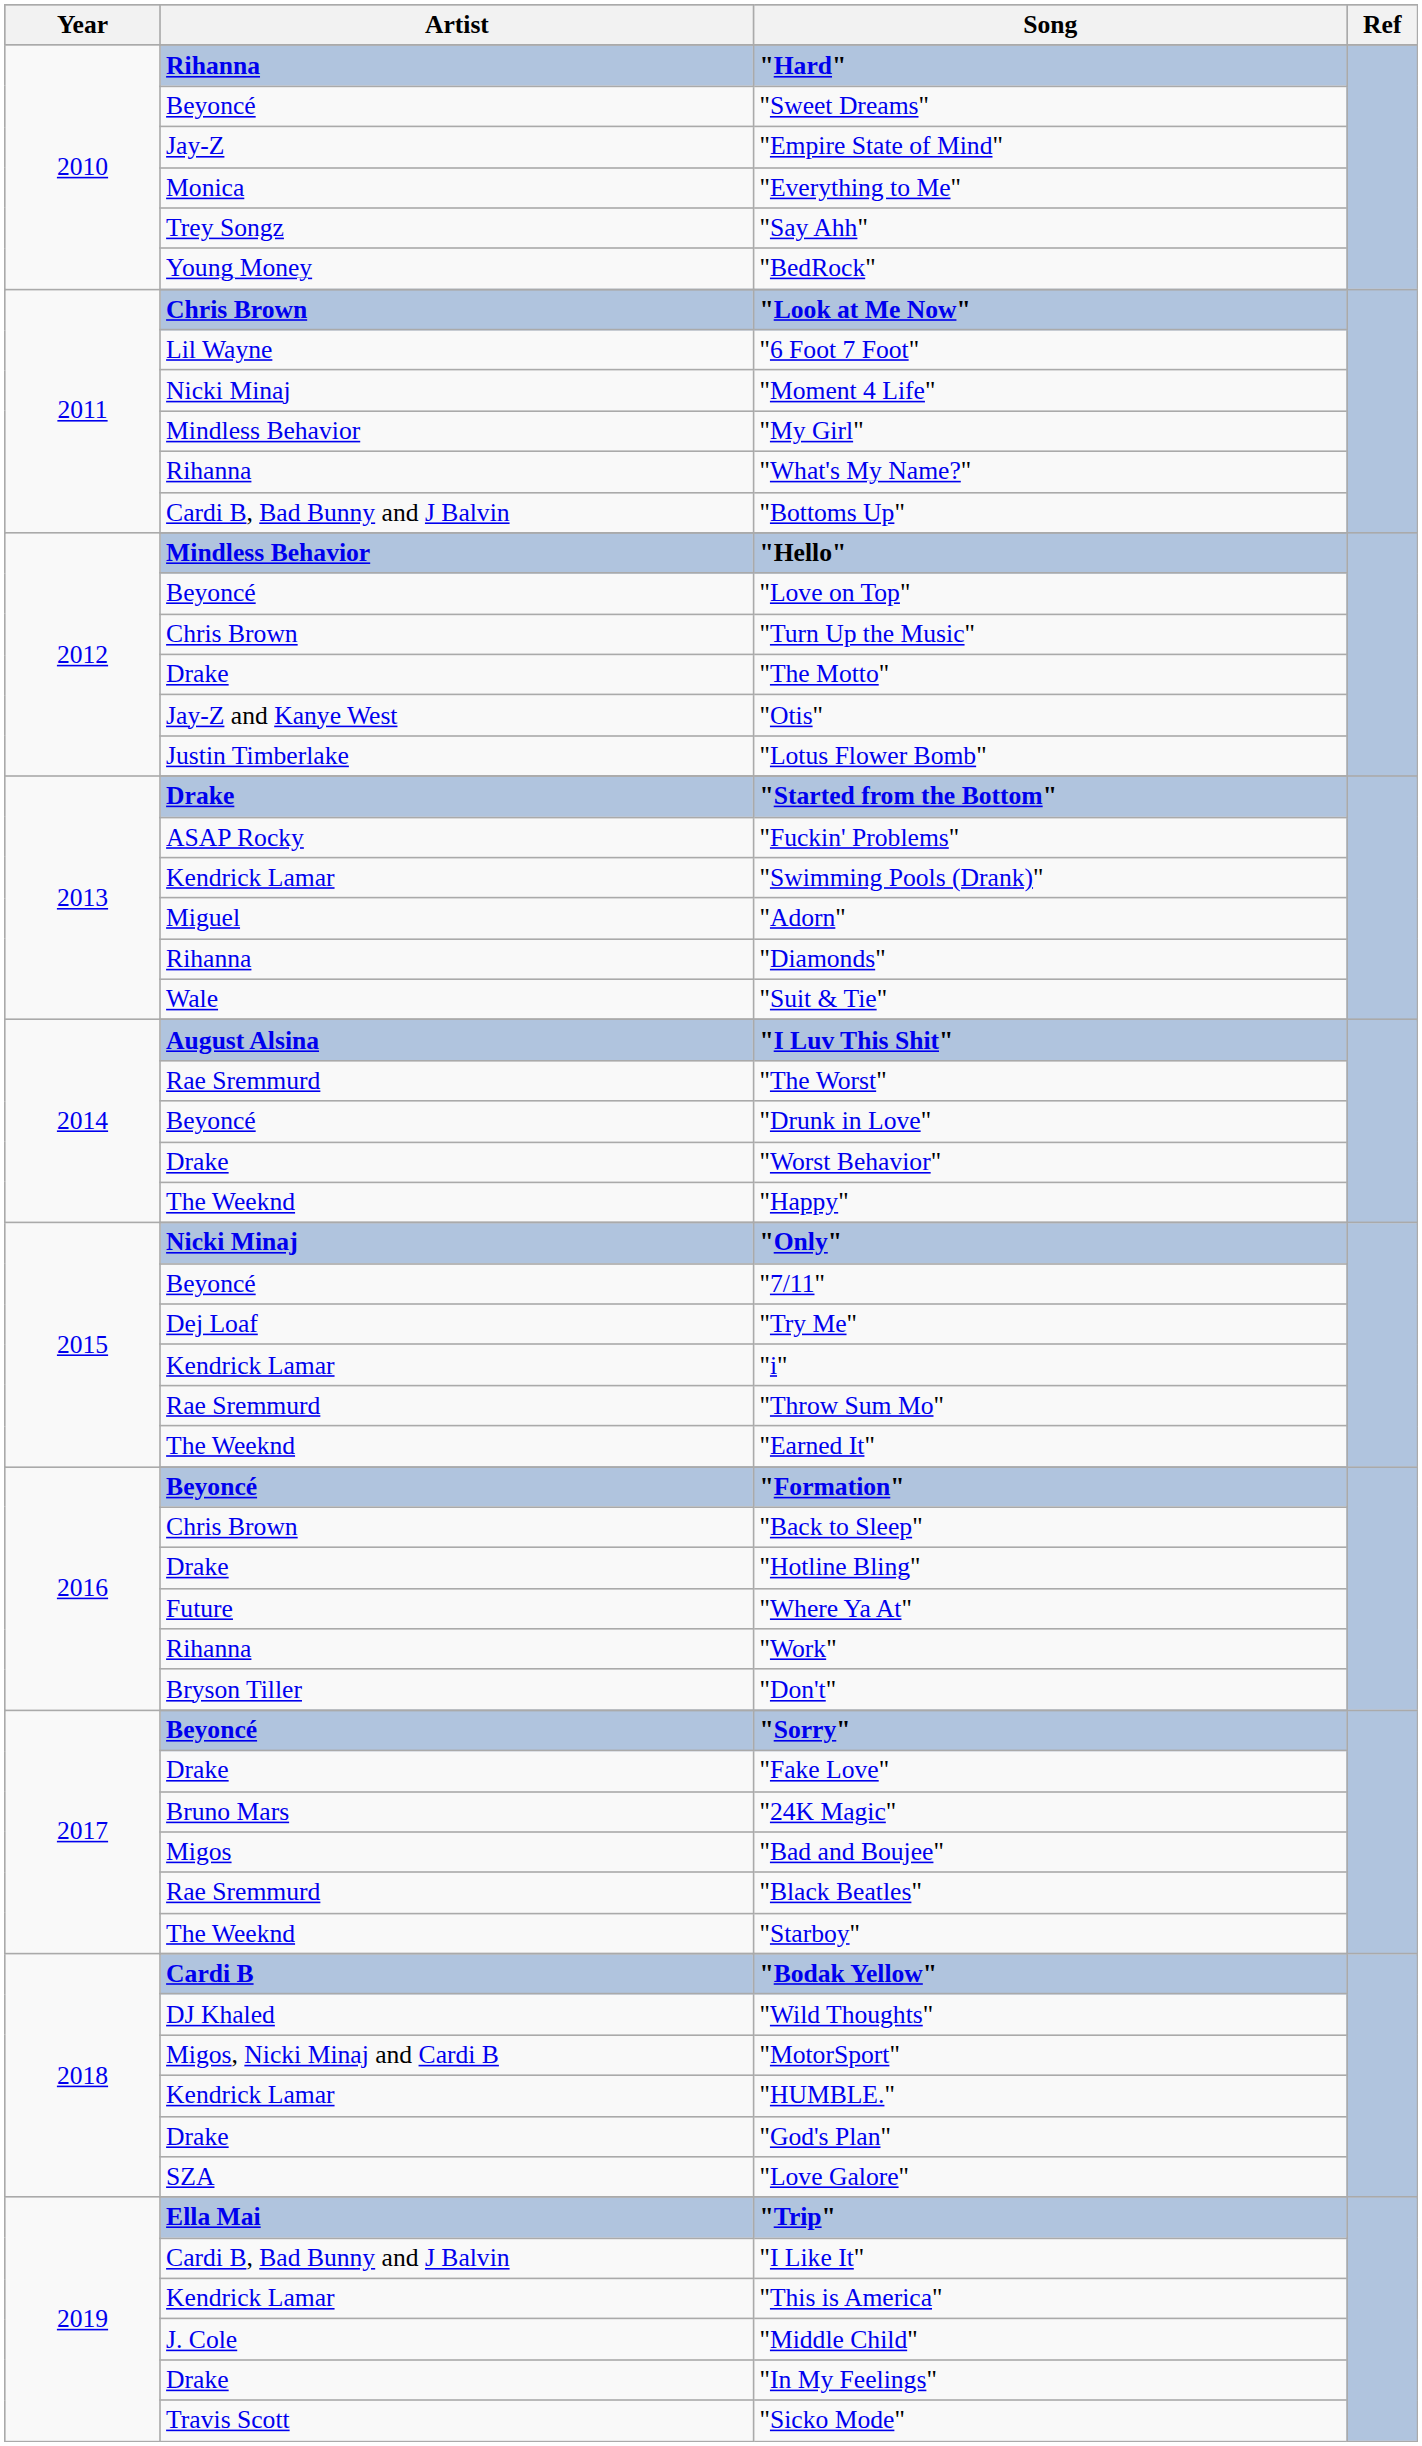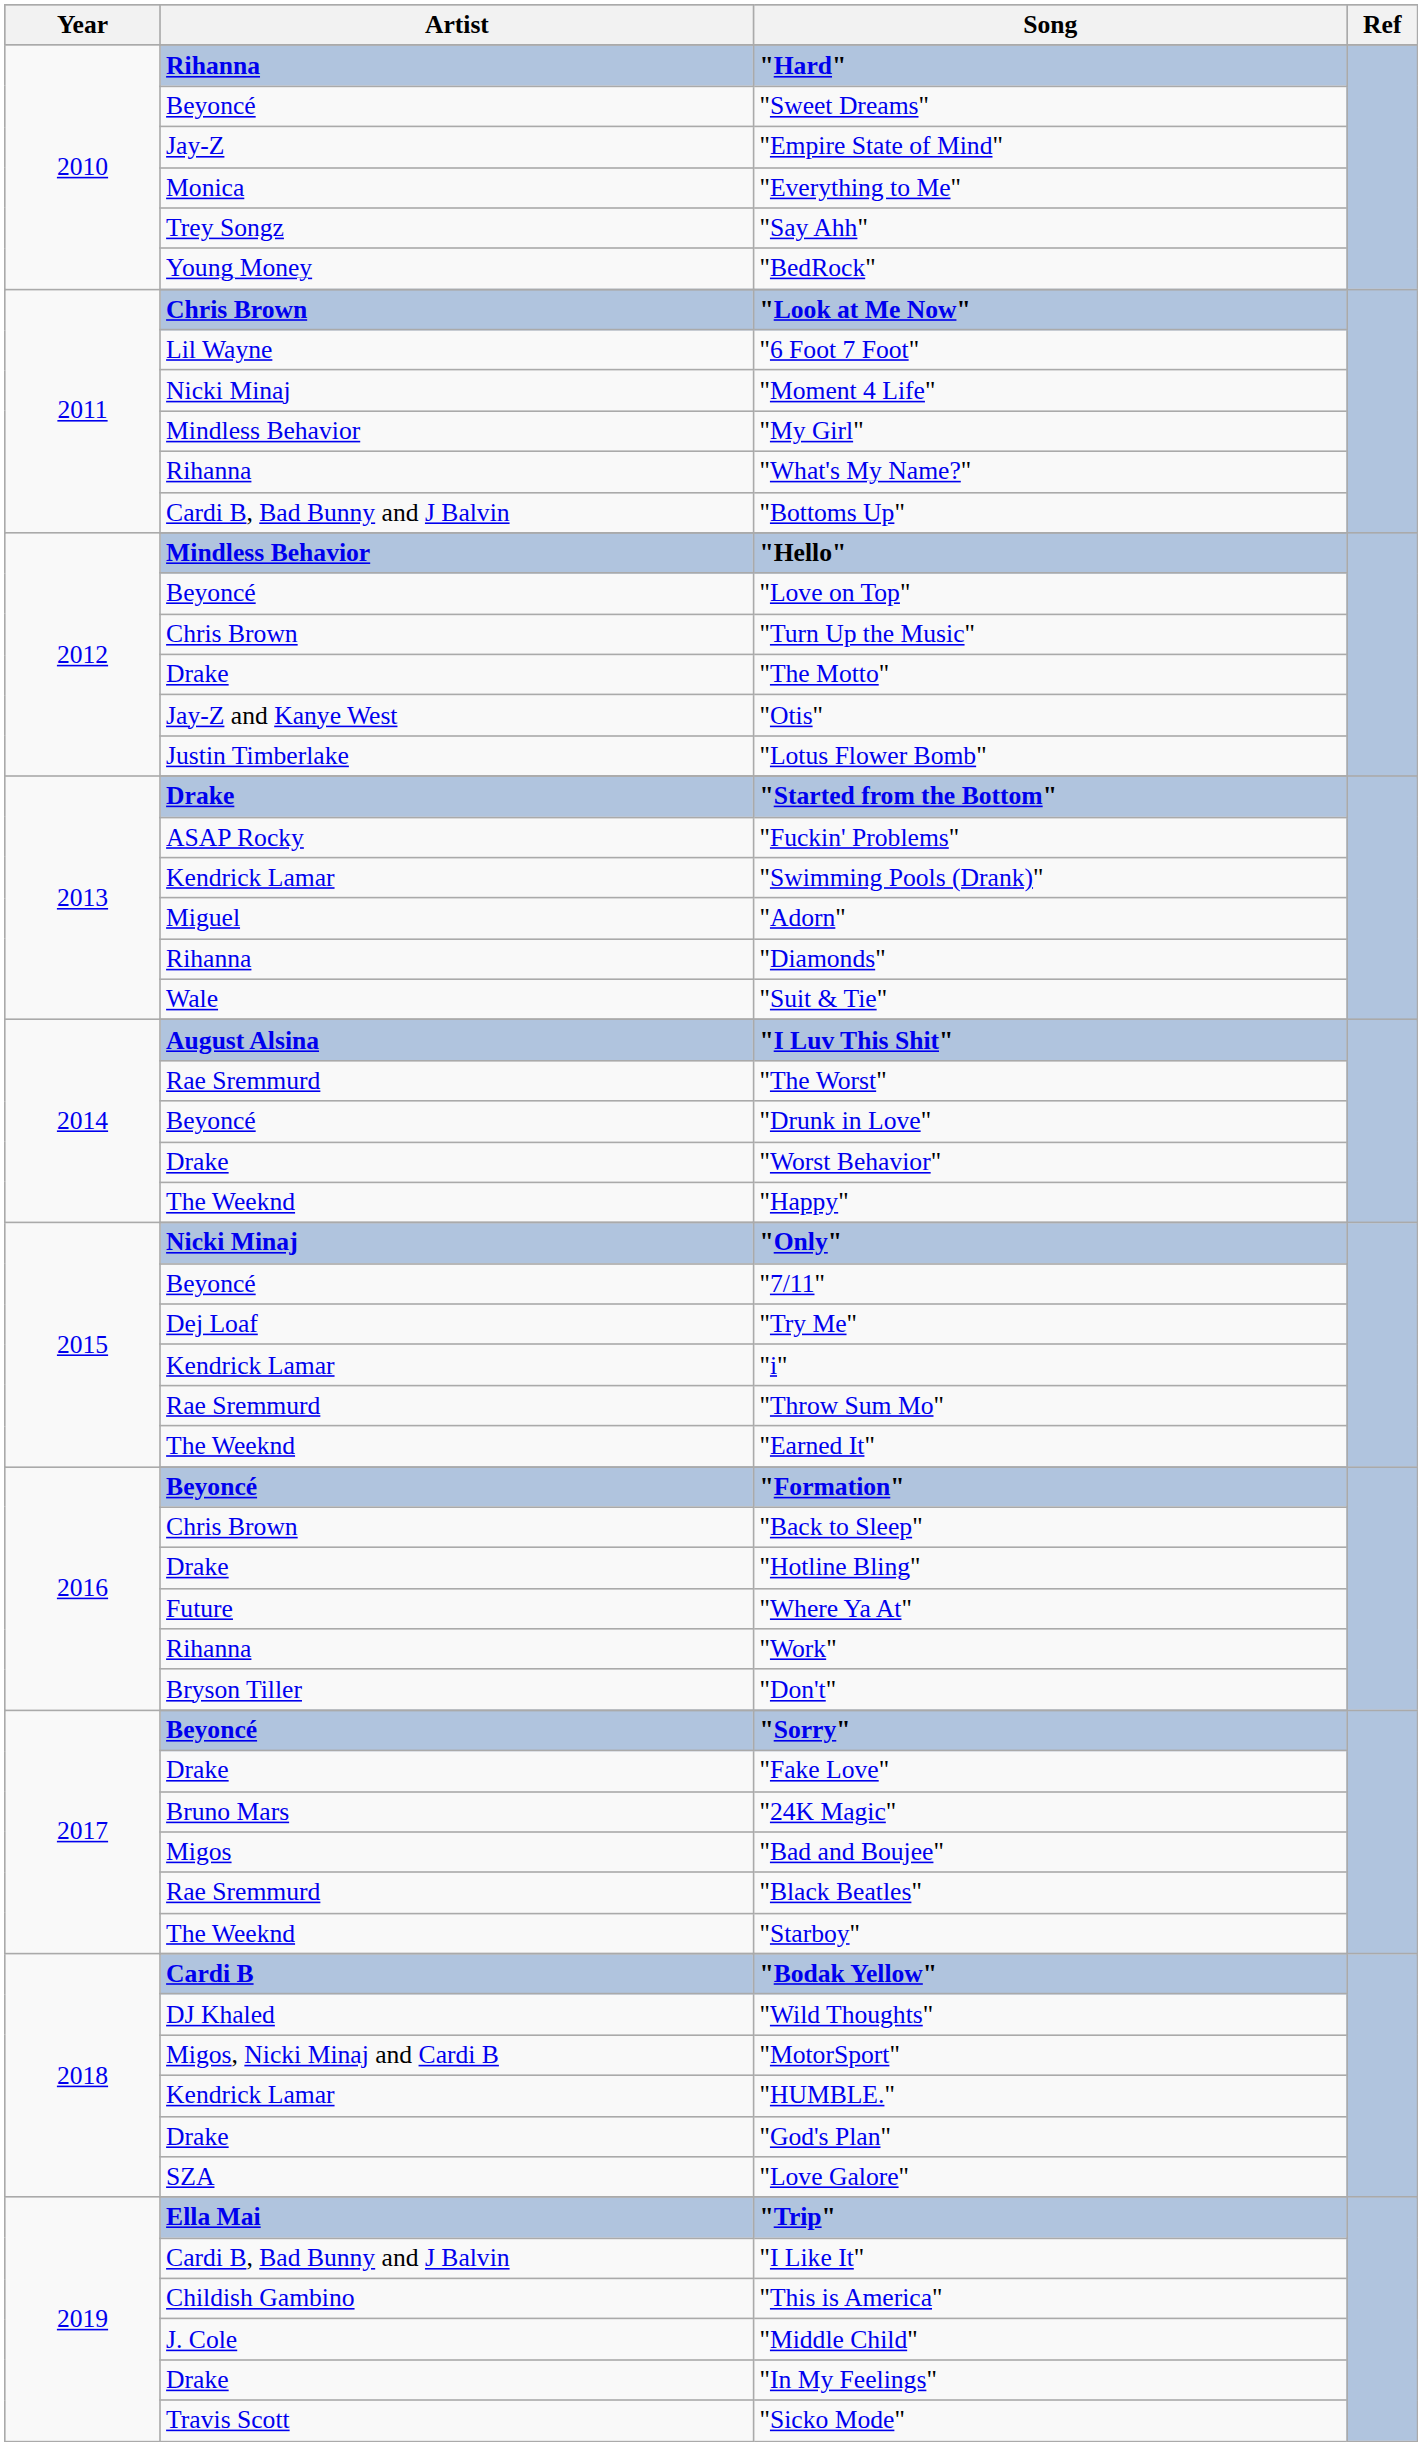(250, 2298) Kendrick Lamar -> (260, 2298) Childish Gambino
